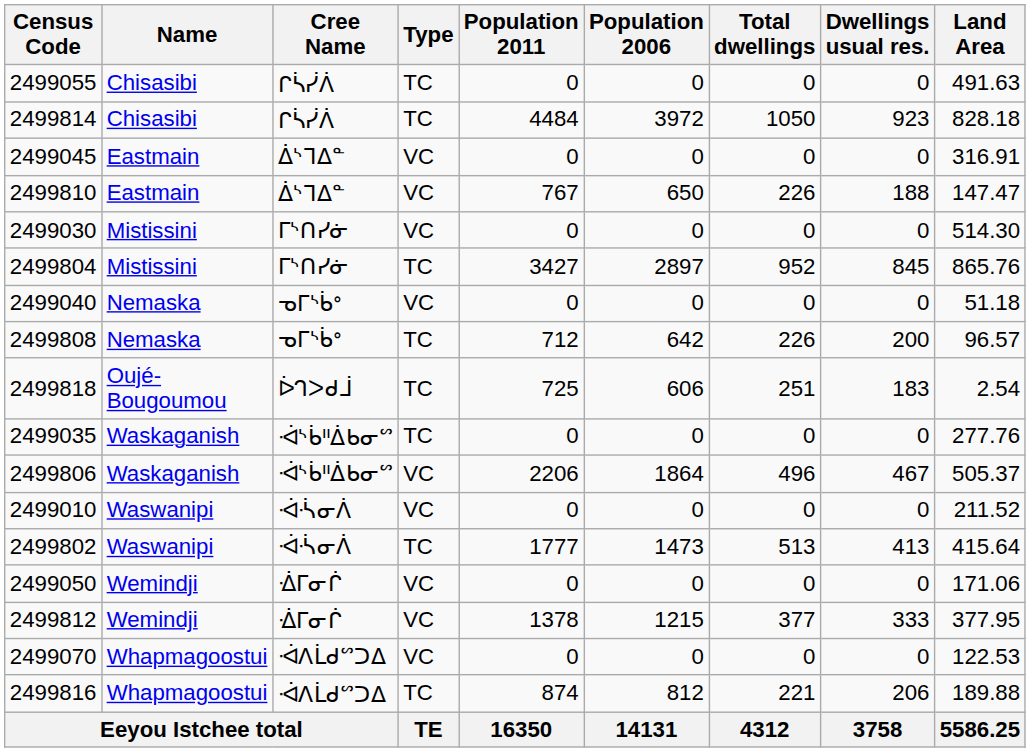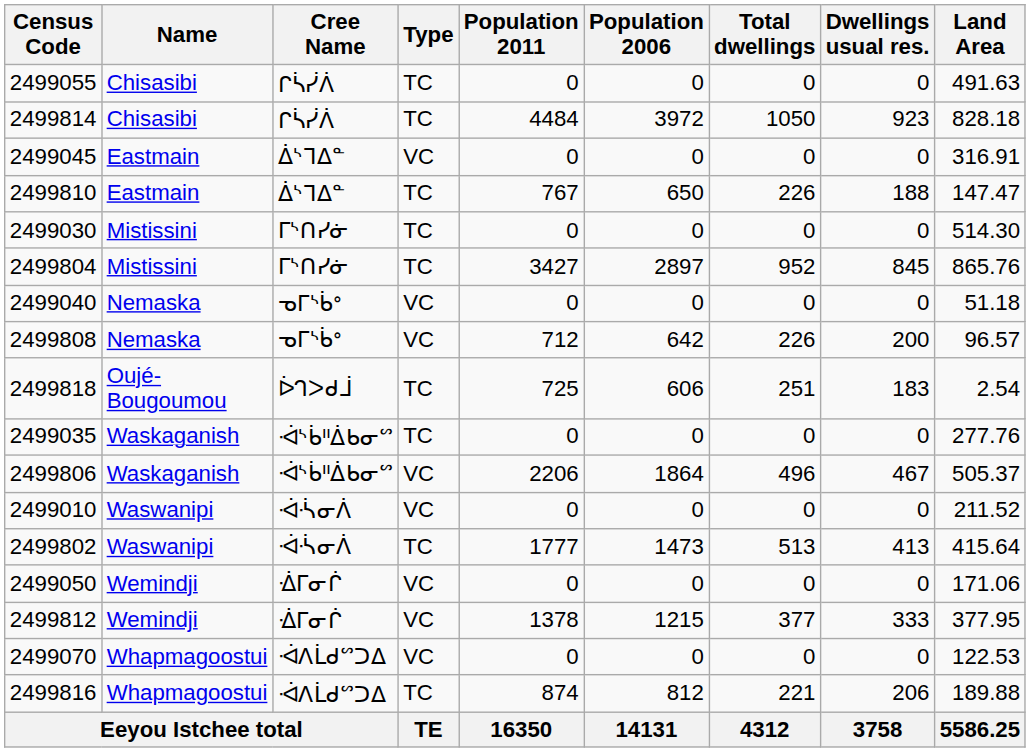(419, 193) VC -> (418, 193) TC
(419, 229) VC -> (418, 229) TC
(418, 339) TC -> (419, 339) VC
